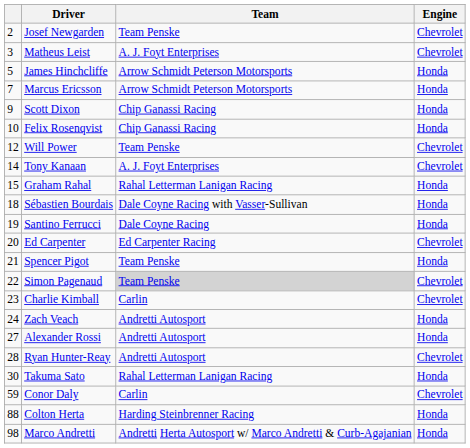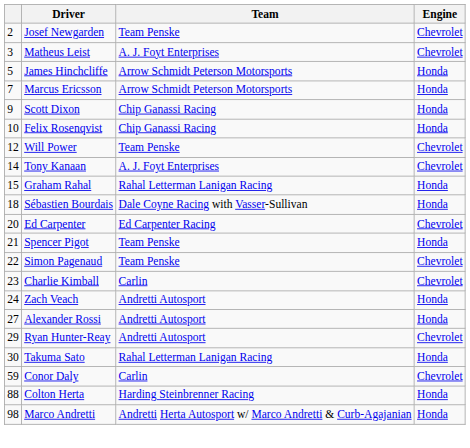- row: (63, 223)
(149, 280) lightgrey background -> (149, 261) no background
(13, 356) 28 -> (13, 337) 29
